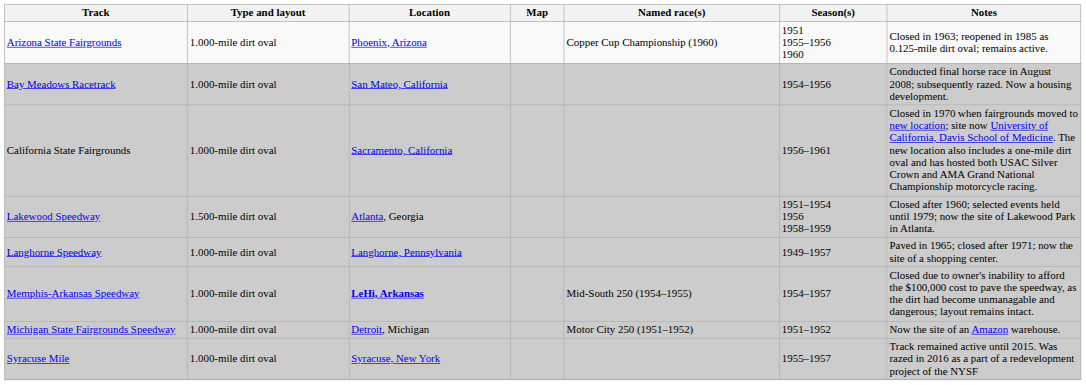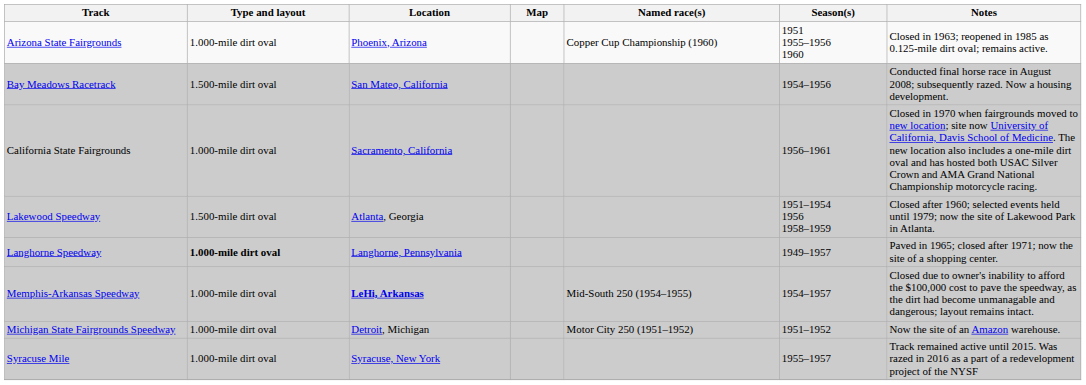(233, 84) 1.000-mile dirt oval -> (233, 84) 1.500-mile dirt oval
(233, 252) normal -> (235, 252) bold
